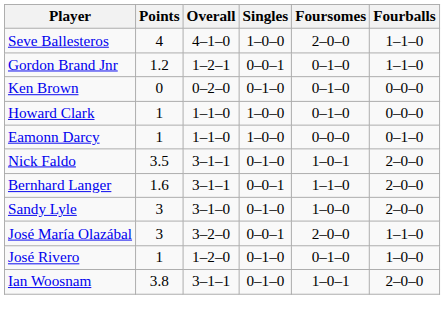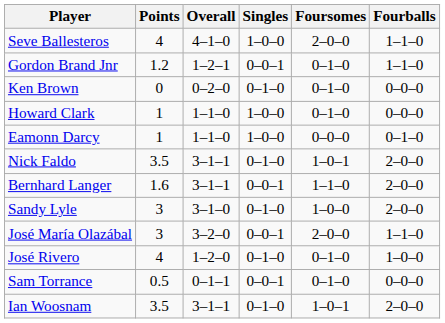(159, 257) 1 -> (159, 257) 4
+ row: (50, 281)
(159, 281) 3.8 -> (159, 305) 3.5
